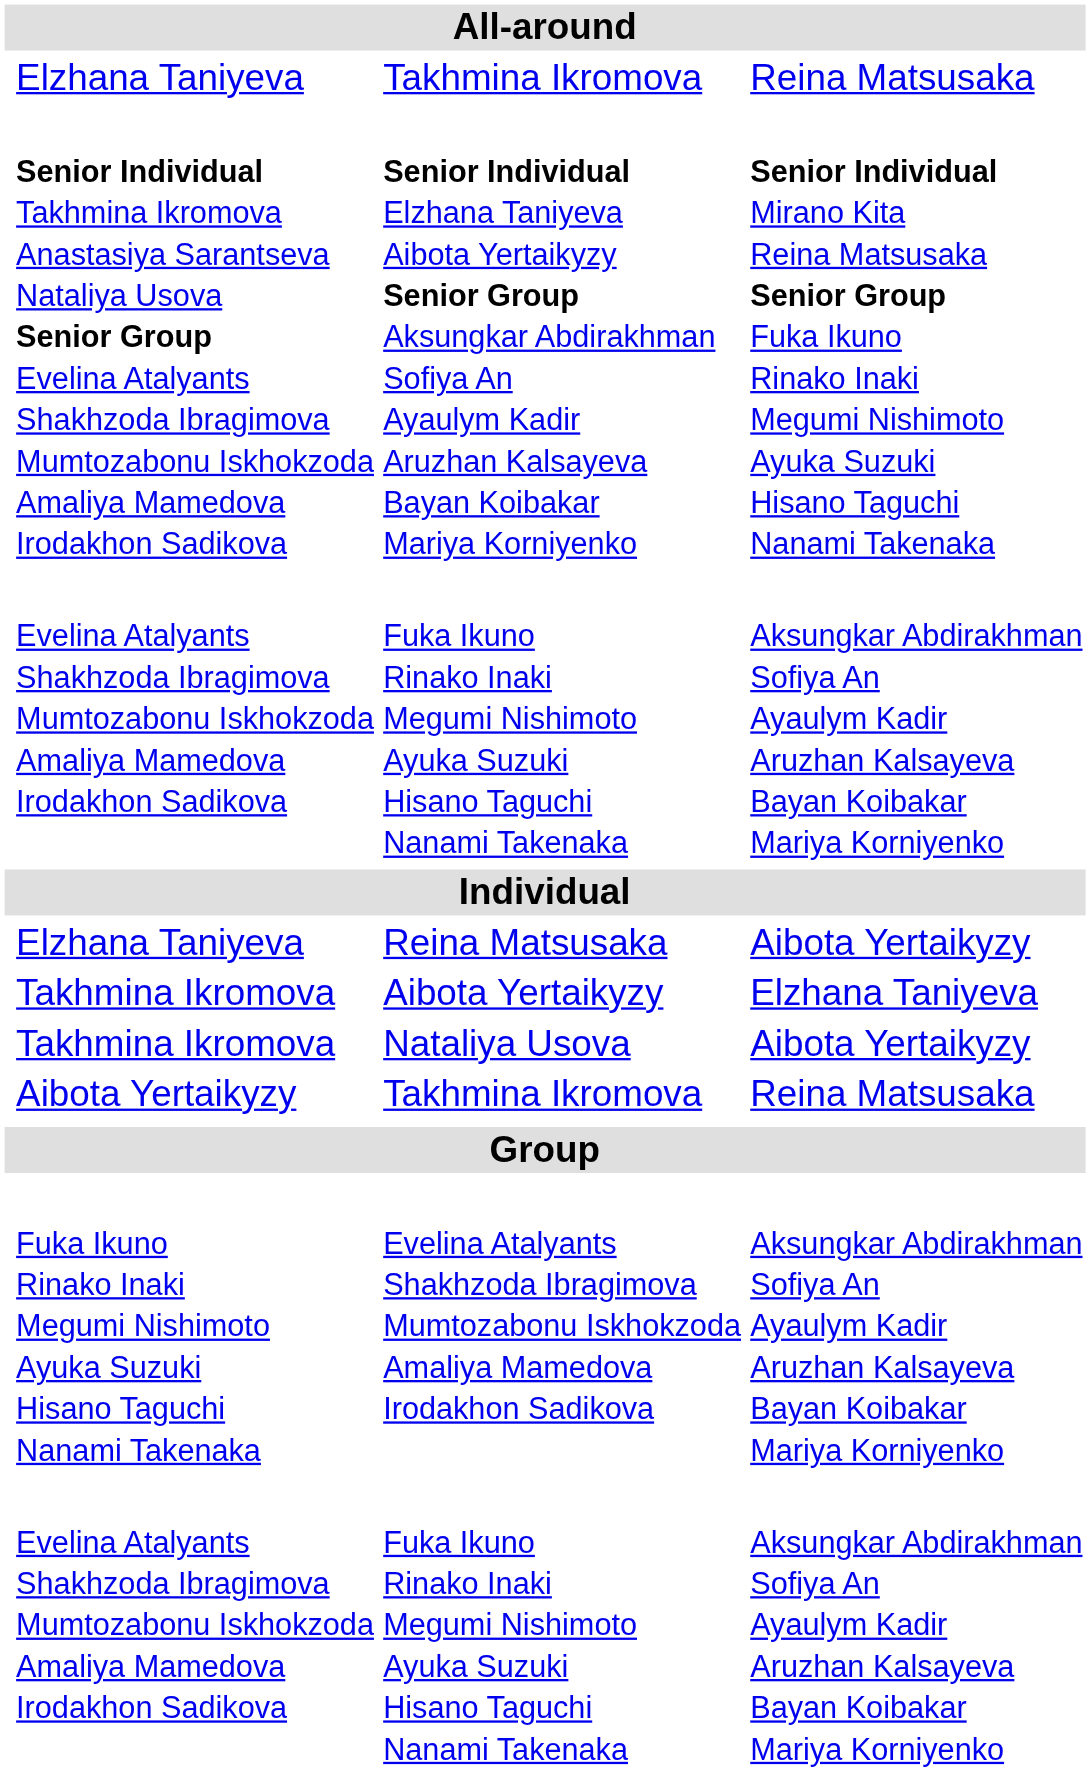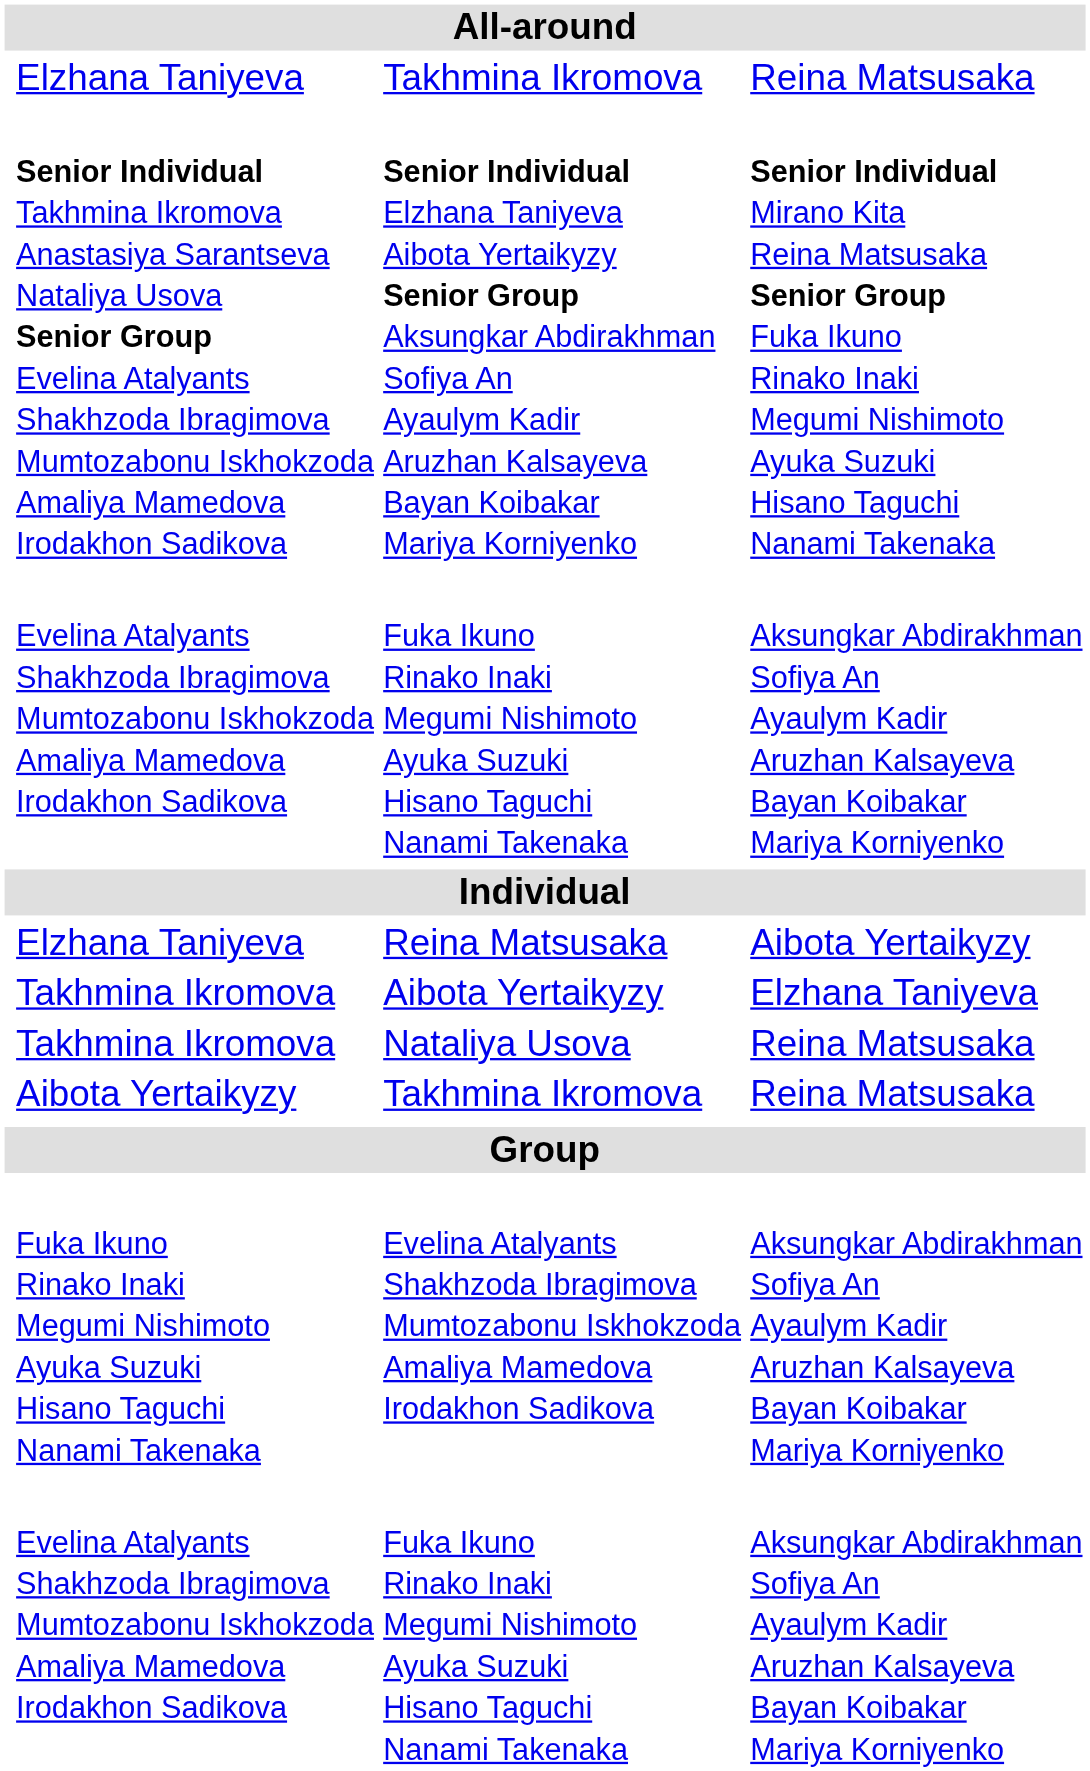(890, 1043) Aibota Yertaikyzy -> (892, 1043) Reina Matsusaka
